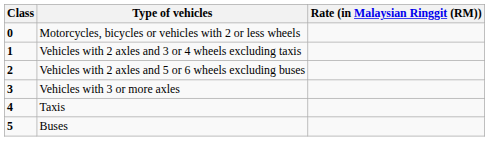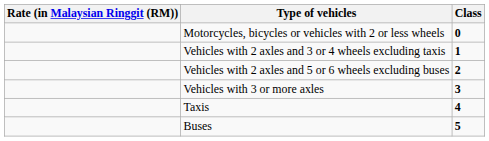columns swapped: (21, 13) <-> (396, 13)
